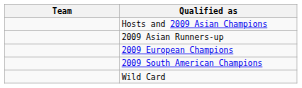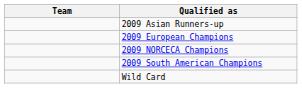- row: (194, 24)
+ row: (175, 50)
